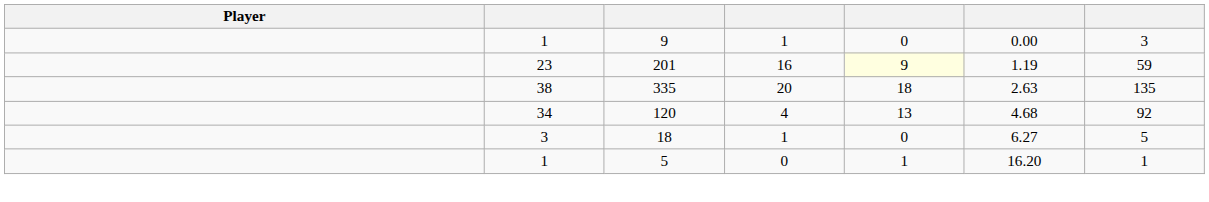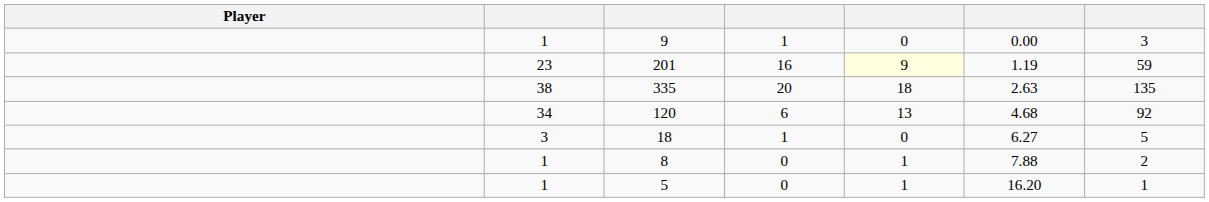(784, 112) 4 -> (784, 112) 6
+ row: (664, 161)
